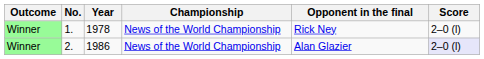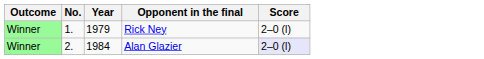- column: (207, 12)
(98, 29) 1978 -> (98, 29) 1979
(98, 46) 1986 -> (98, 46) 1984
